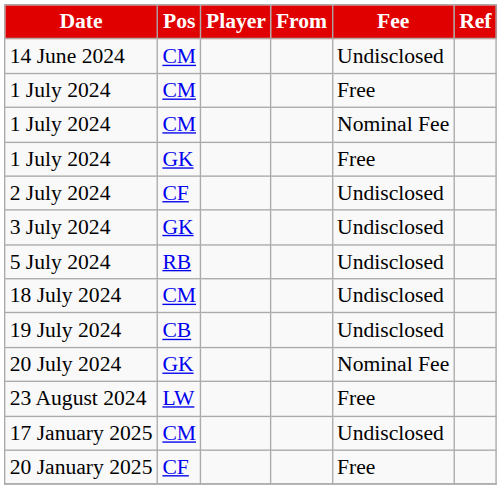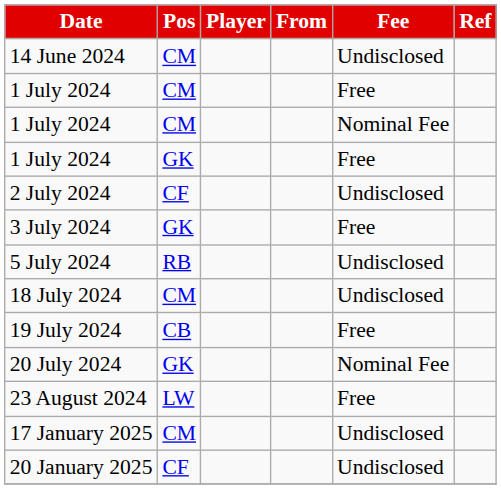(390, 227) Undisclosed -> (356, 227) Free
(390, 329) Undisclosed -> (356, 329) Free
(356, 466) Free -> (390, 466) Undisclosed
